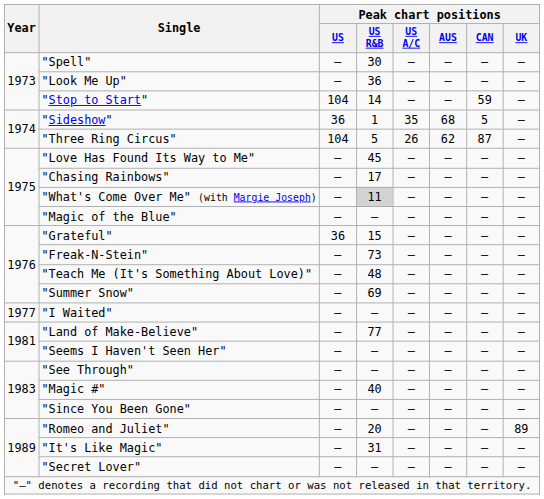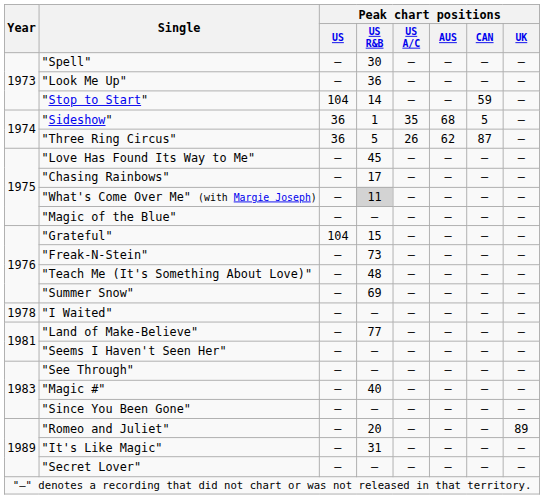(338, 139) 104 -> (338, 139) 36
(338, 235) 36 -> (338, 235) 104
(22, 313) 1977 -> (22, 313) 1978
